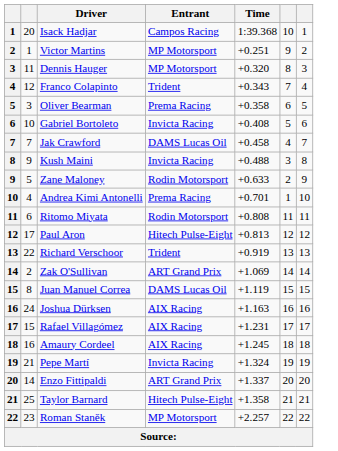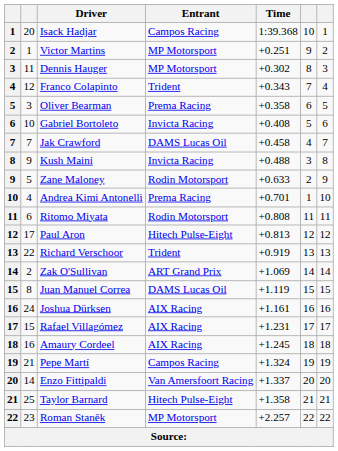(253, 68) +0.320 -> (274, 68) +0.302
(253, 307) +1.163 -> (274, 307) +1.161
(181, 362) Invicta Racing -> (183, 362) Campos Racing
(185, 381) ART Grand Prix -> (201, 381) Van Amersfoort Racing
